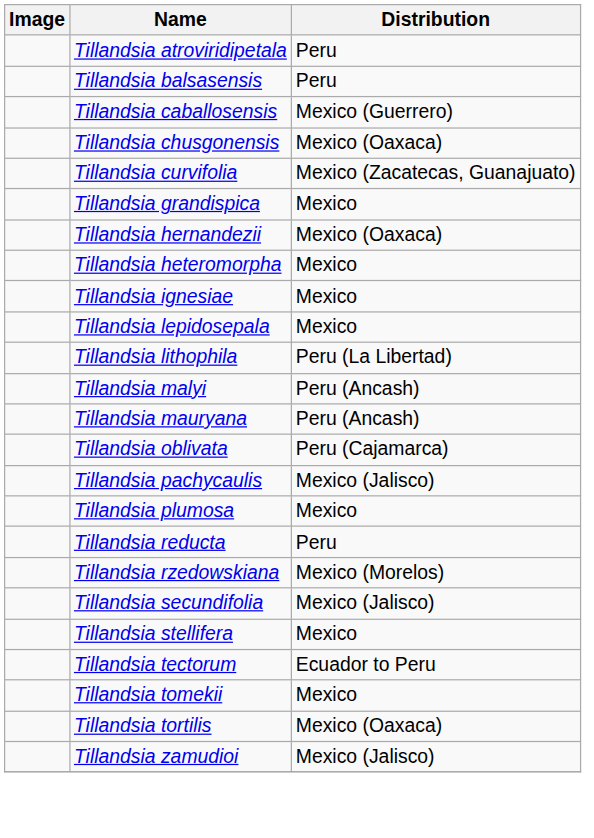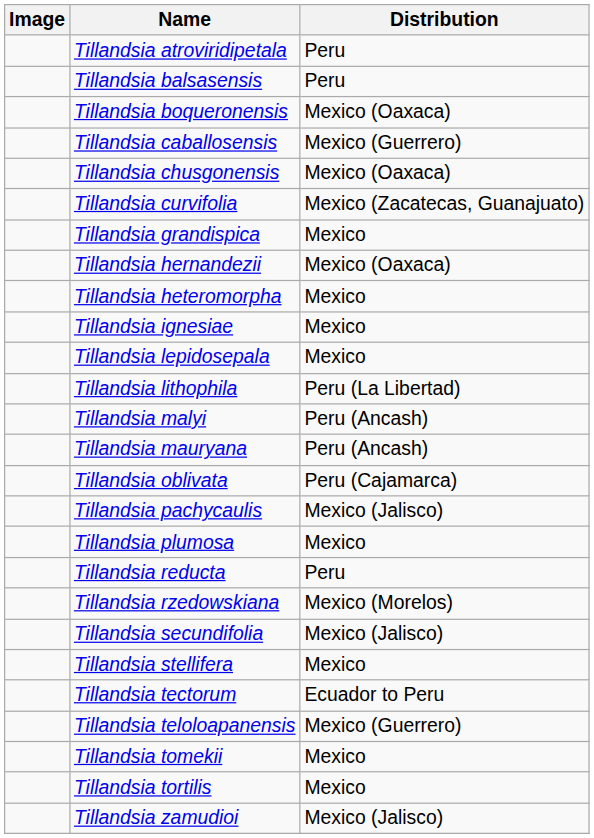+ row: (181, 111)
+ row: (185, 726)
(369, 726) Mexico (Oaxaca) -> (335, 787) Mexico
